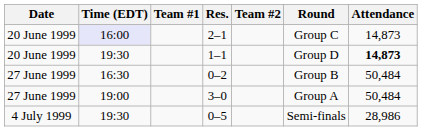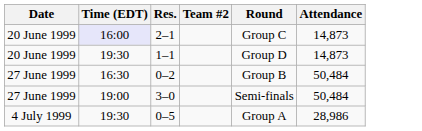- column: (177, 14)
(383, 55) bold -> (331, 55) normal
(316, 95) Group A -> (264, 95) Semi-finals
(316, 116) Semi-finals -> (264, 116) Group A
